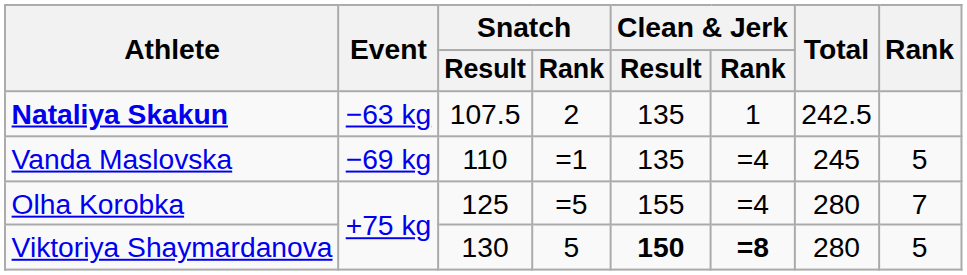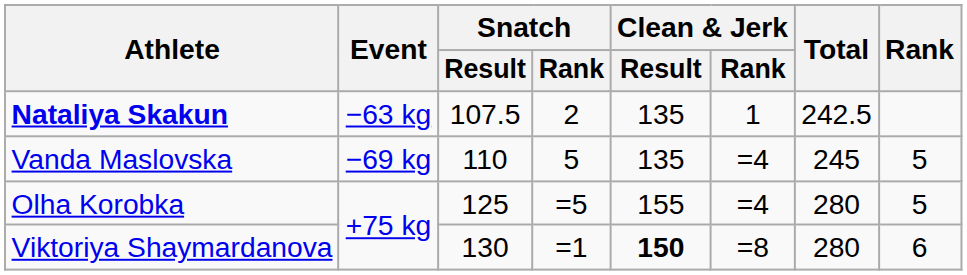(571, 159) =1 -> (571, 159) 5
(920, 204) 7 -> (920, 204) 5
(571, 248) 5 -> (571, 248) =1
(753, 248) bold -> (753, 248) normal
(920, 248) 5 -> (920, 248) 6
